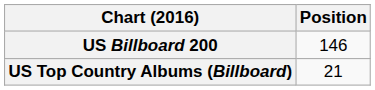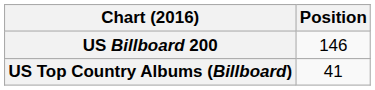(333, 71) 21 -> (333, 71) 41
